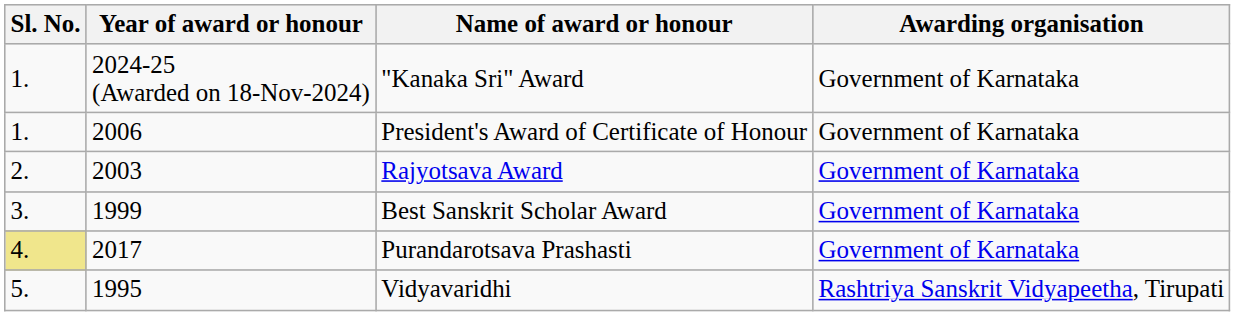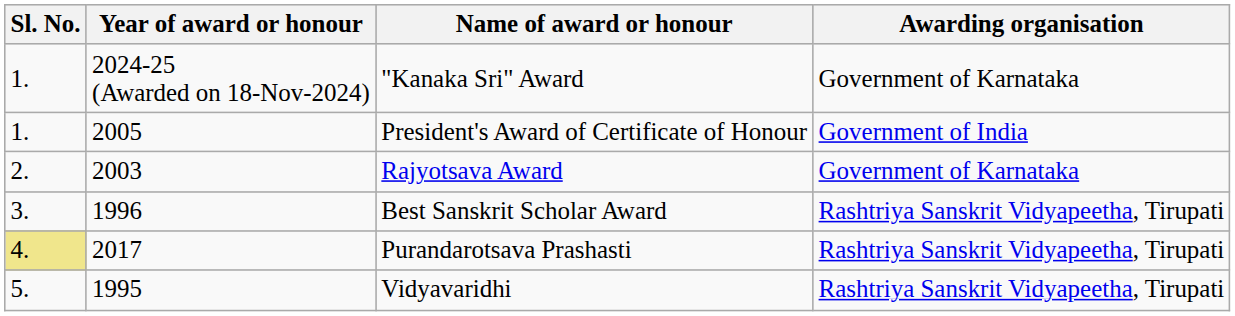(117, 131) 2006 -> (117, 131) 2005
(949, 131) Government of Karnataka -> (923, 131) Government of India
(117, 210) 1999 -> (117, 210) 1996
(949, 210) Government of Karnataka -> (1021, 210) Rashtriya Sanskrit Vidyapeetha, Tirupati
(949, 250) Government of Karnataka -> (1021, 250) Rashtriya Sanskrit Vidyapeetha, Tirupati
